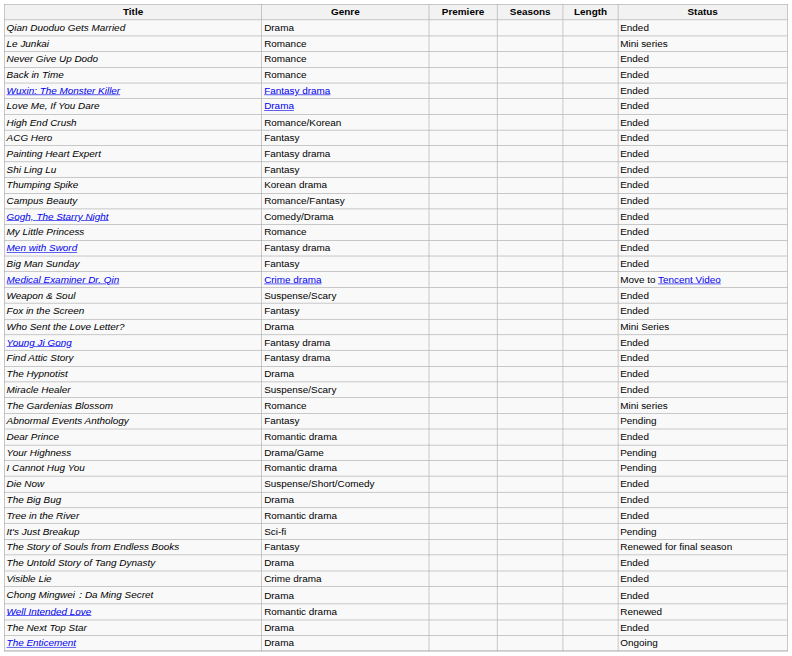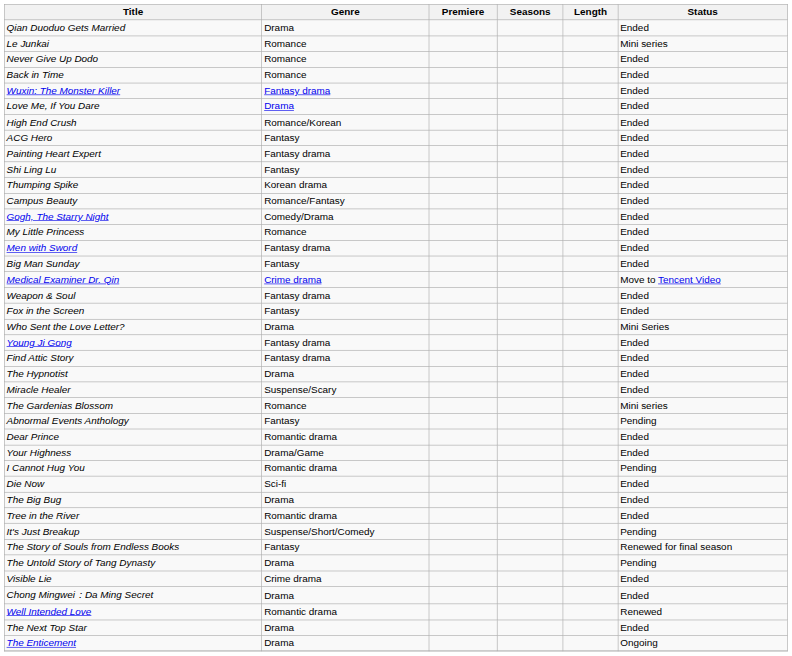(300, 295) Suspense/Scary -> (297, 295) Fantasy drama
(638, 452) Pending -> (635, 452) Ended
(319, 484) Suspense/Short/Comedy -> (275, 484) Sci-fi
(275, 531) Sci-fi -> (319, 531) Suspense/Short/Comedy
(635, 563) Ended -> (638, 563) Pending
